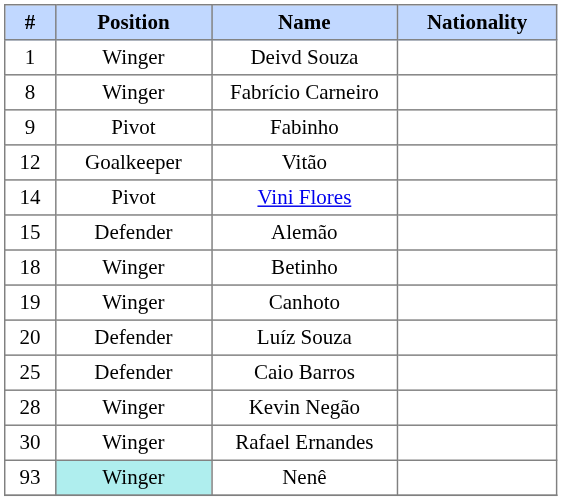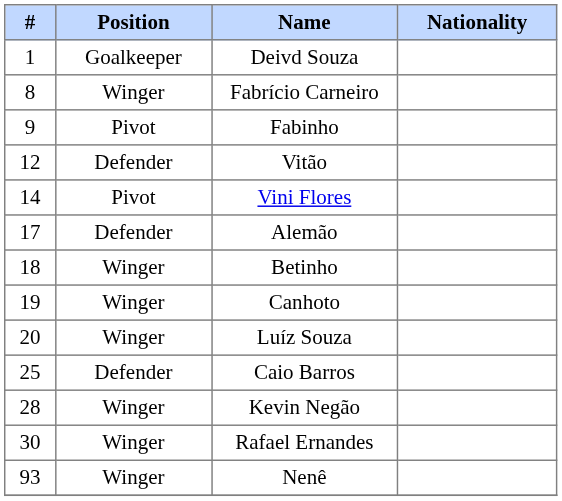(133, 57) Winger -> (133, 57) Goalkeeper
(133, 162) Goalkeeper -> (133, 162) Defender
(30, 232) 15 -> (30, 232) 17
(133, 337) Defender -> (133, 337) Winger
(133, 477) paleturquoise background -> (133, 477) no background
